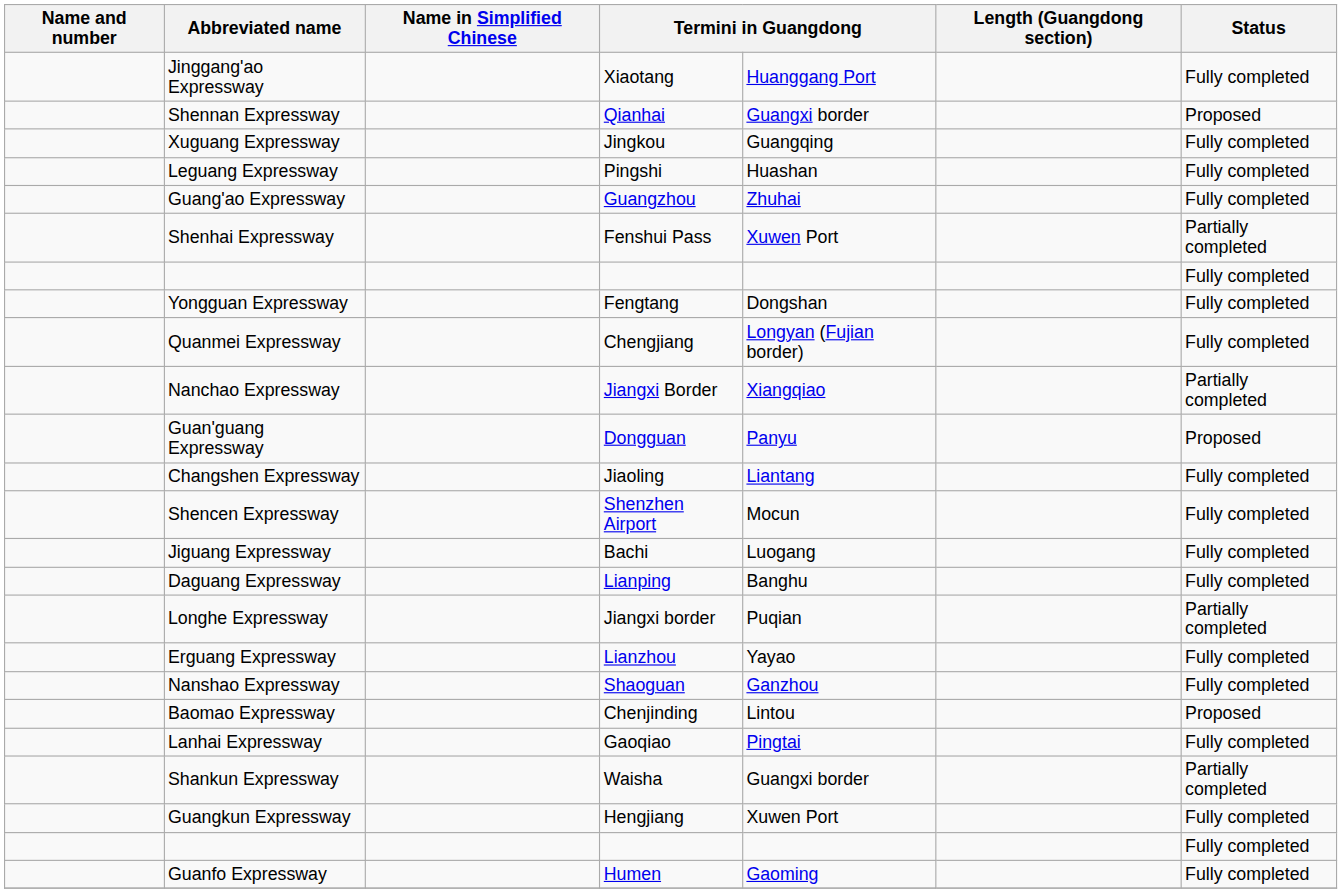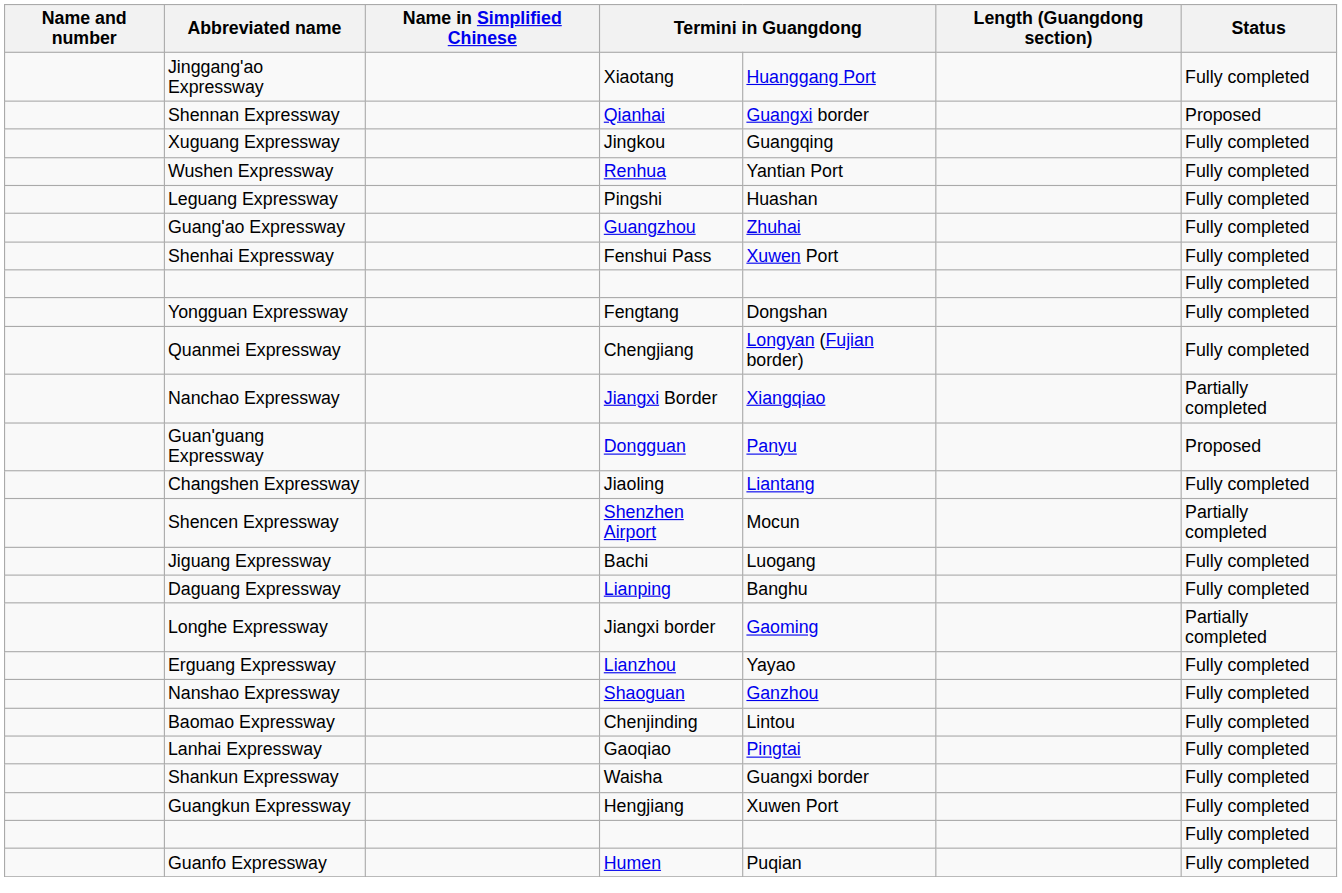+ row: (251, 171)
(1226, 237) Partially completed -> (1247, 255) Fully completed
(1247, 514) Fully completed -> (1226, 522) Partially completed
(774, 619) Puqian -> (782, 627) Gaoming
(1223, 713) Proposed -> (1247, 721) Fully completed
(1226, 779) Partially completed -> (1247, 778) Fully completed
(782, 874) Gaoming -> (774, 862) Puqian
